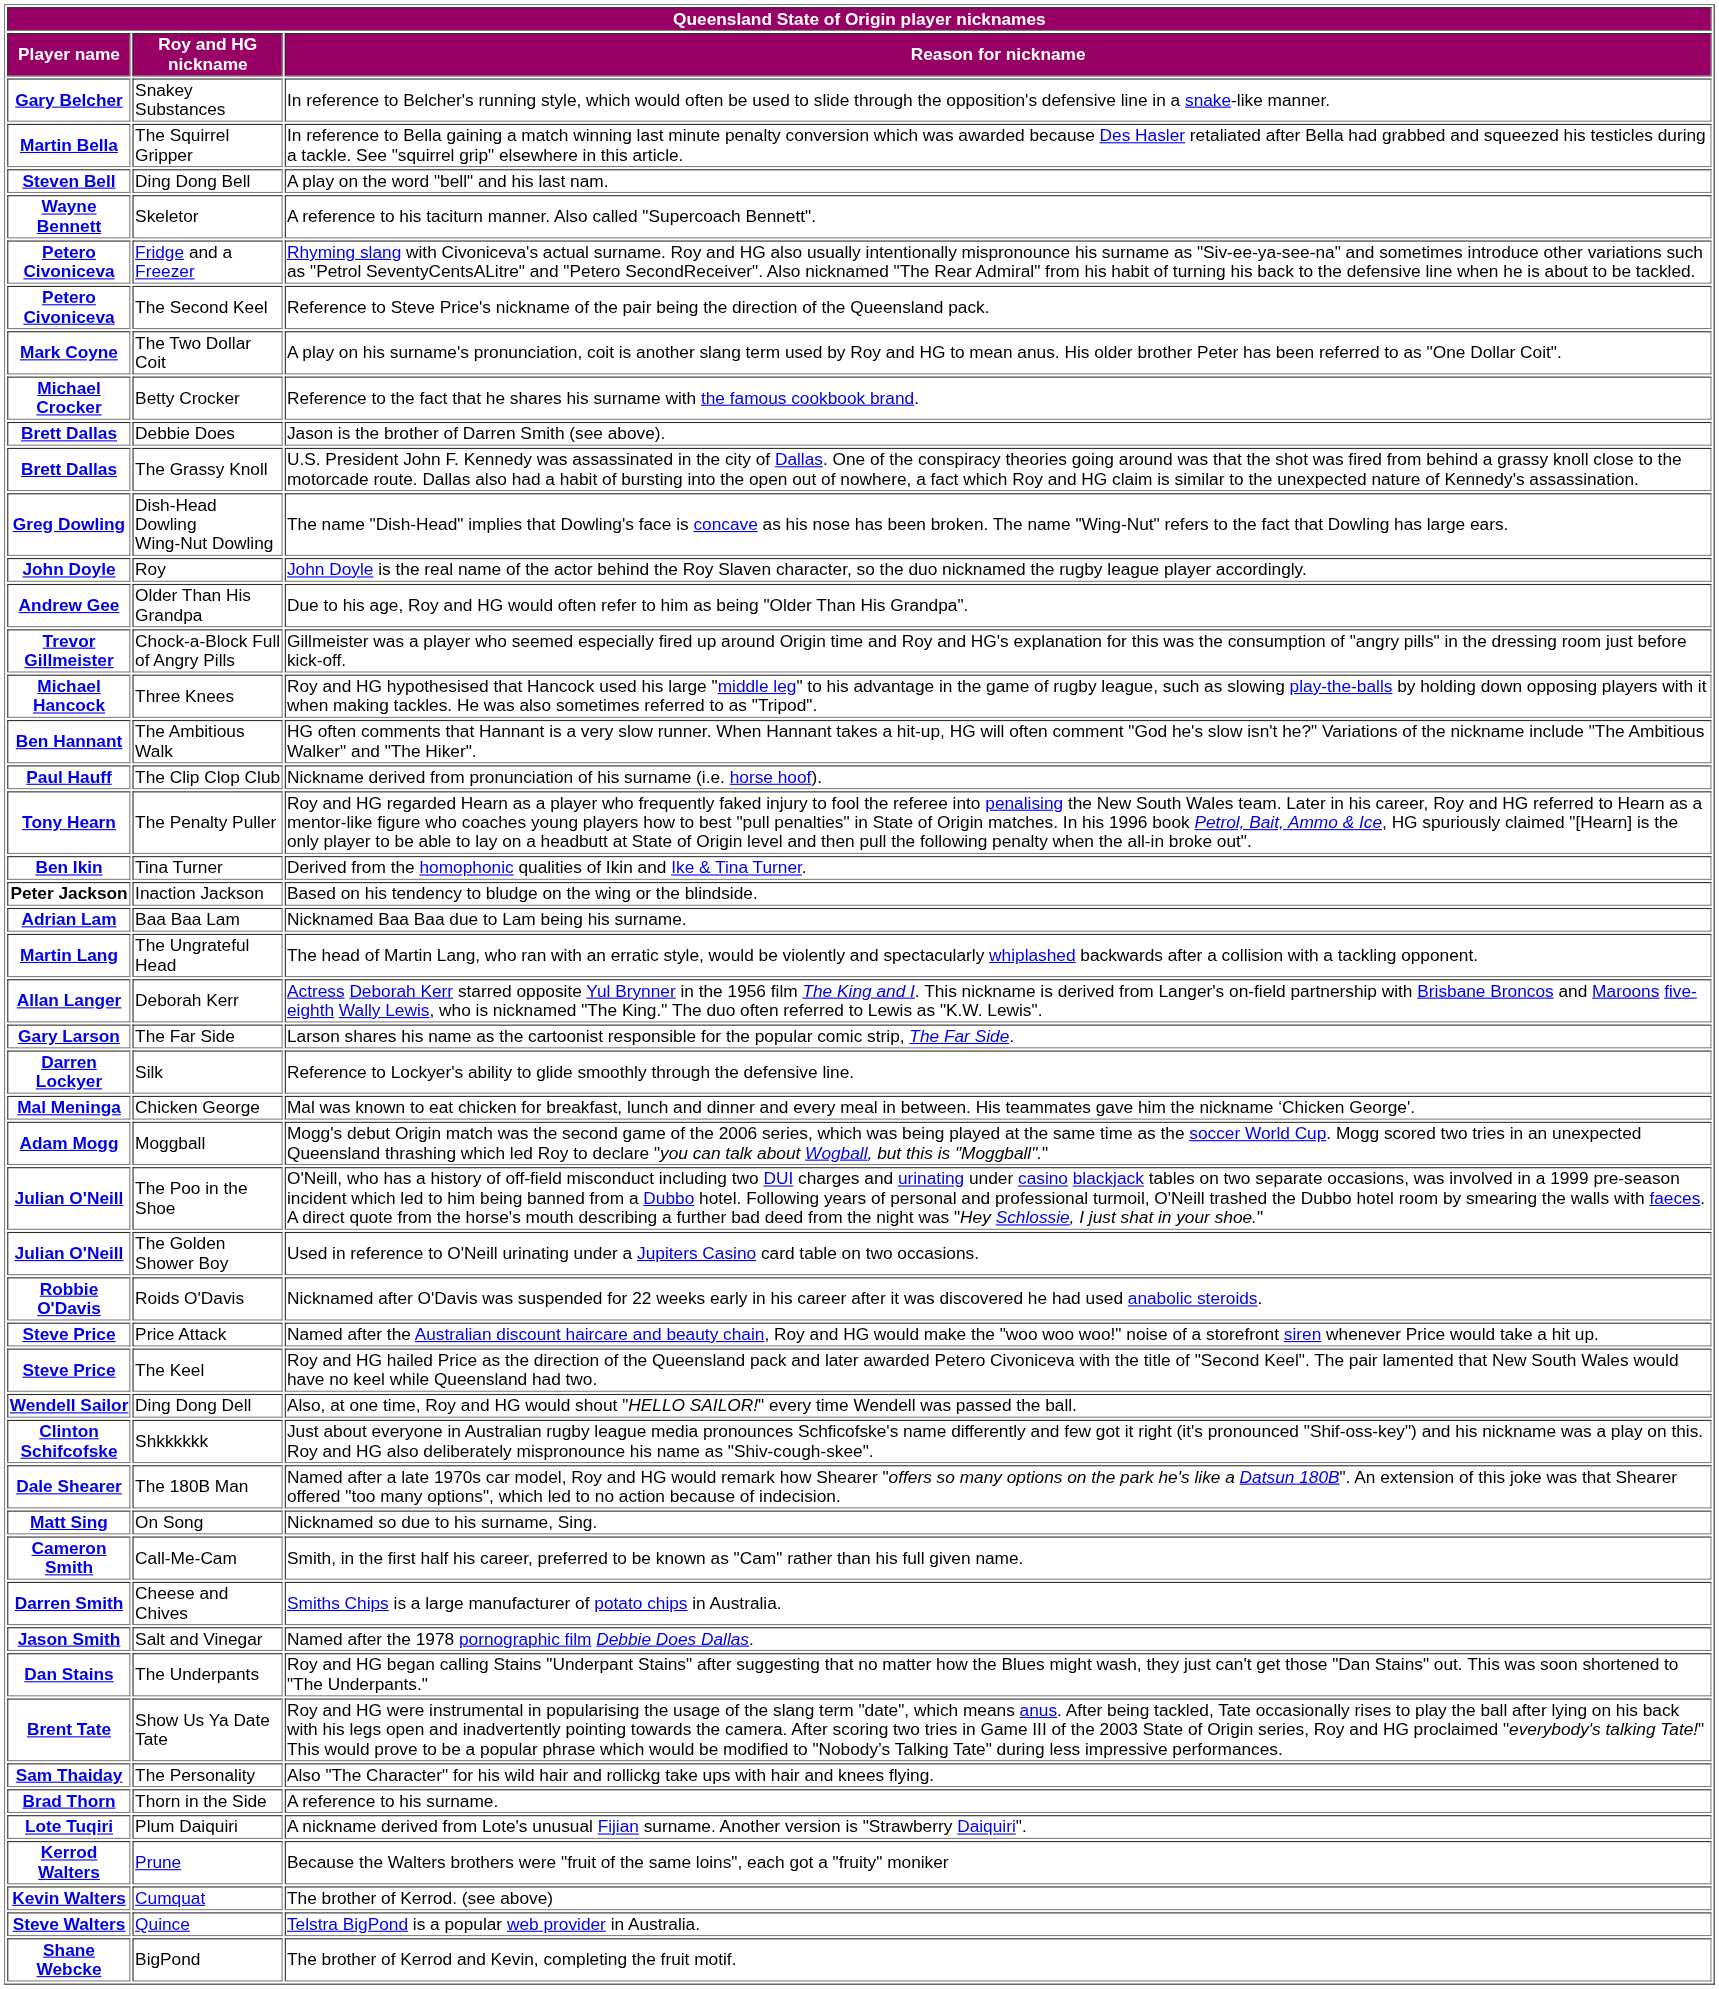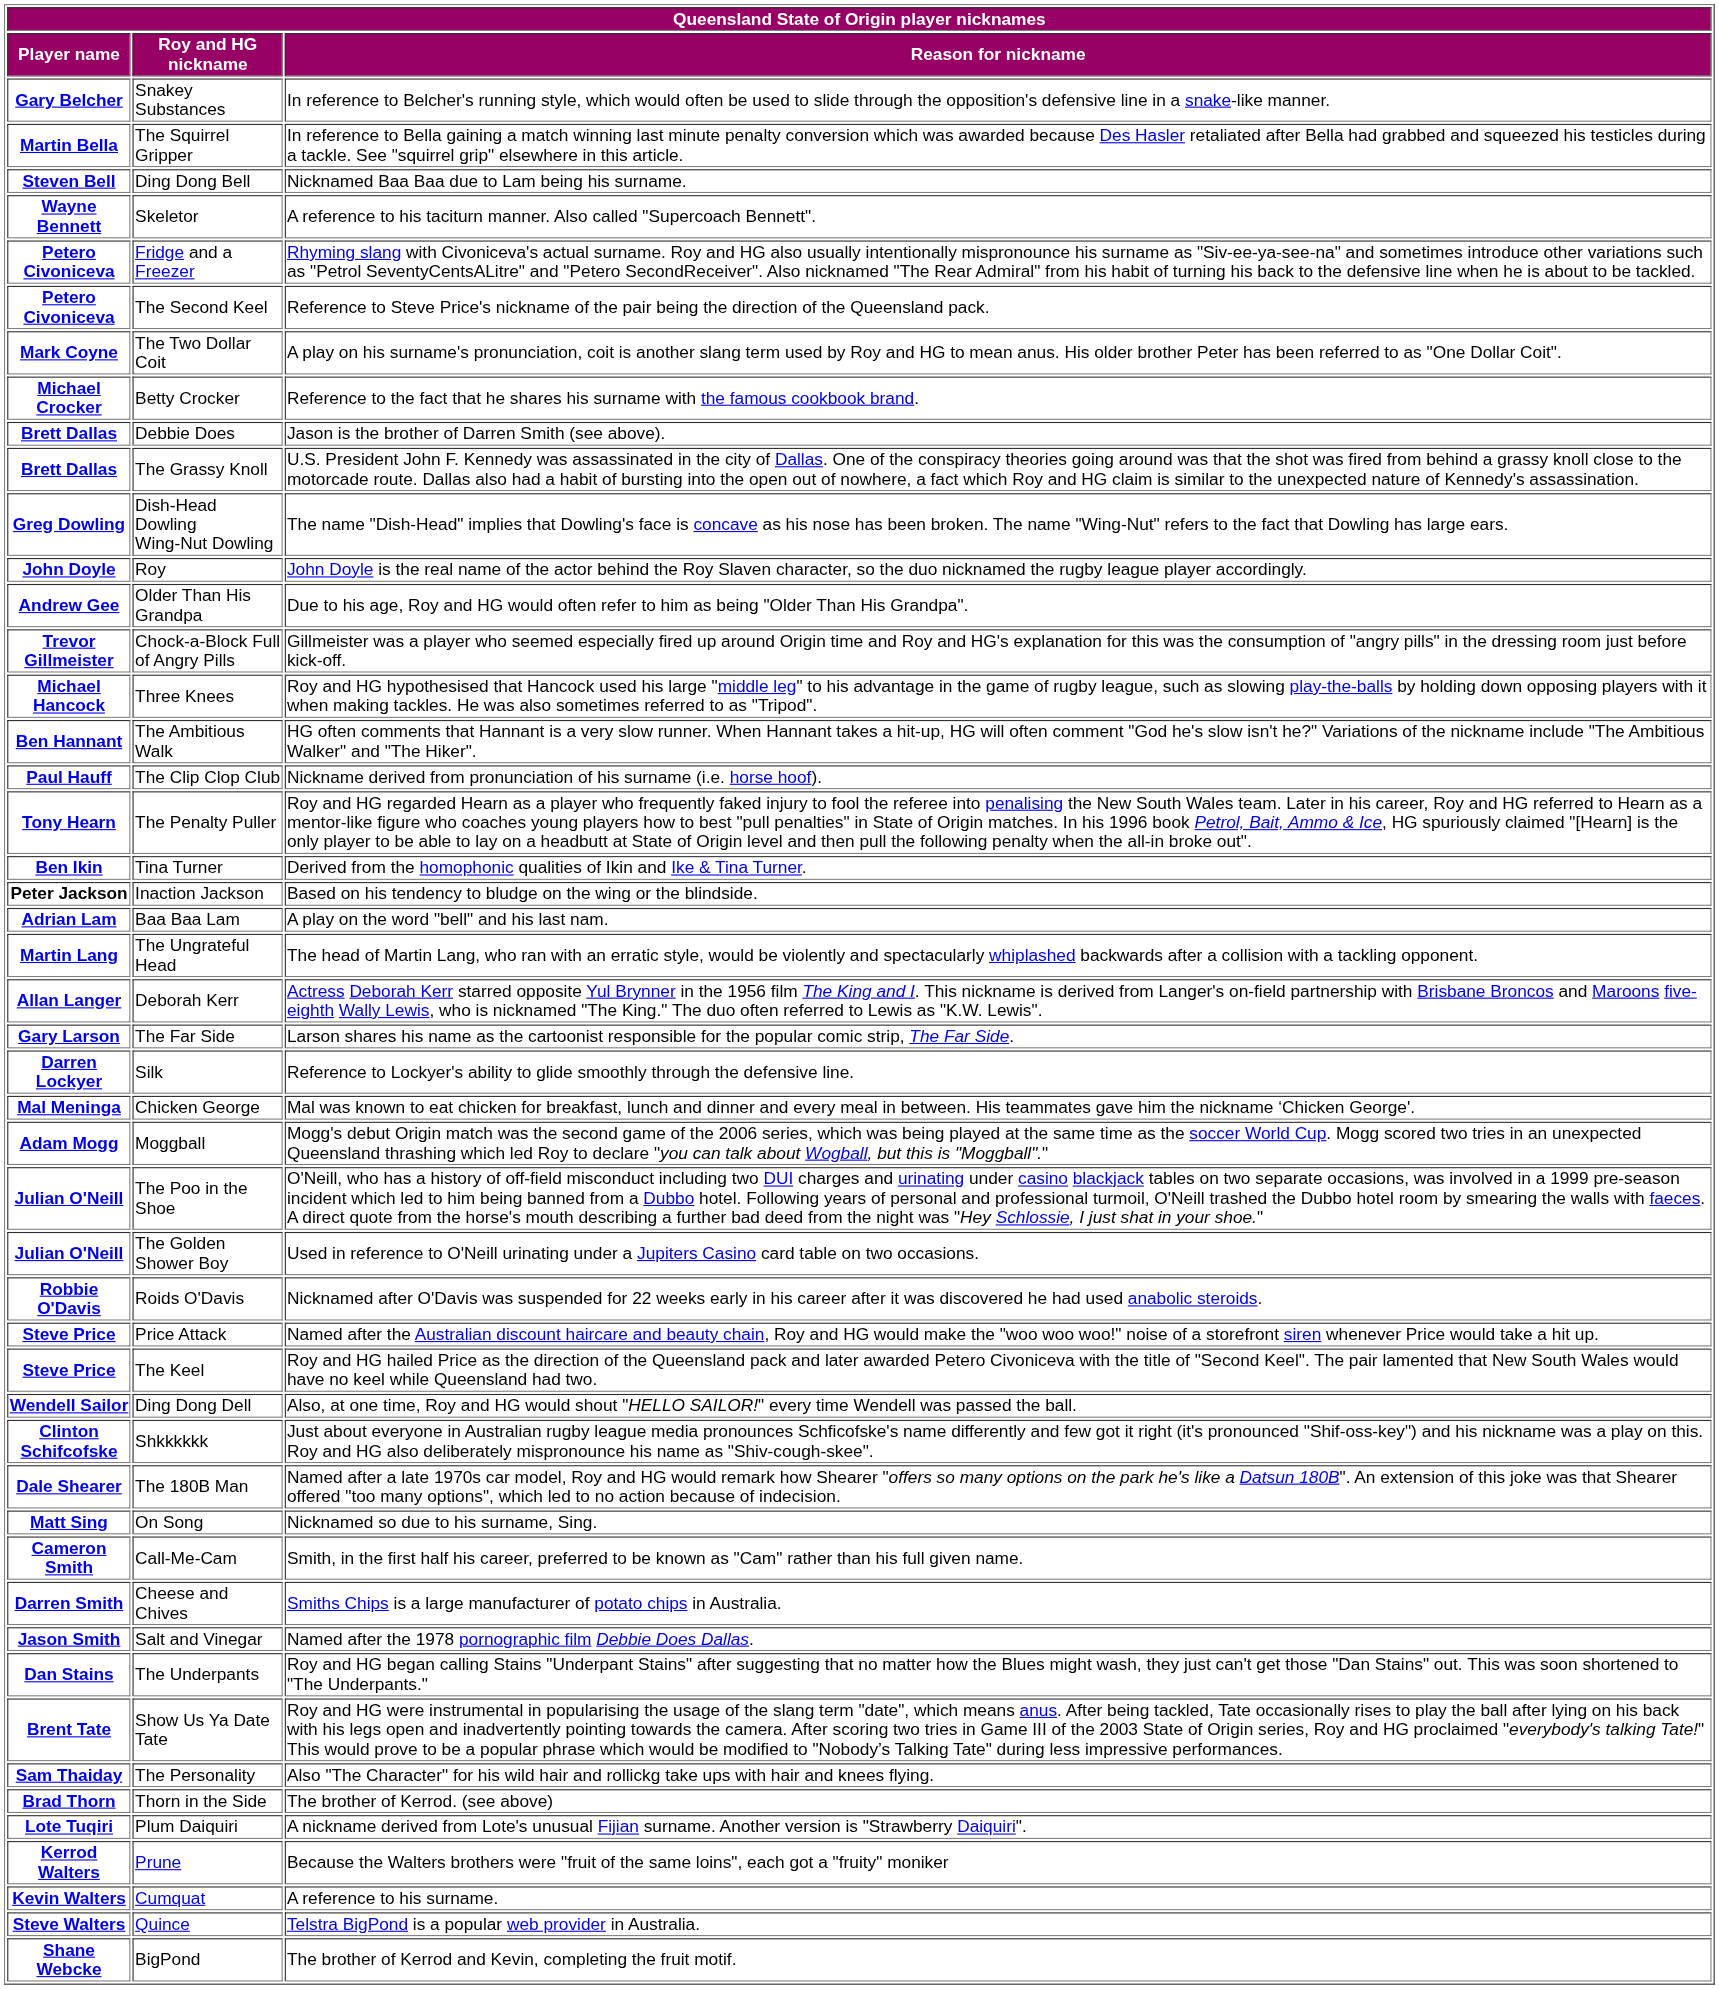(448, 181) A play on the word "bell" and his last nam. -> (487, 181) Nicknamed Baa Baa due to Lam being his surname.
(487, 919) Nicknamed Baa Baa due to Lam being his surname. -> (448, 919) A play on the word "bell" and his last nam.
(393, 1801) A reference to his surname. -> (420, 1801) The brother of Kerrod. (see above)
(420, 1898) The brother of Kerrod. (see above) -> (393, 1898) A reference to his surname.
